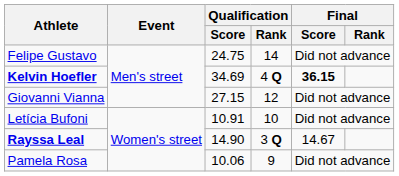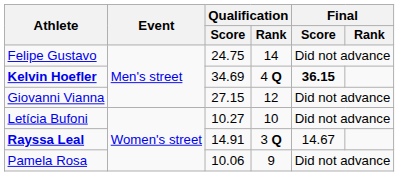(228, 119) 10.91 -> (228, 119) 10.27
(228, 140) 14.90 -> (228, 140) 14.91
